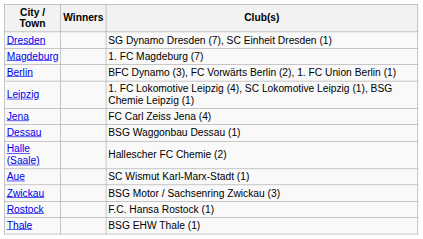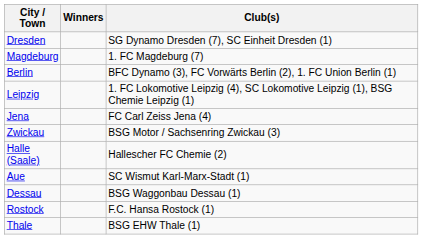rows swapped: (25, 193) <-> (24, 133)
